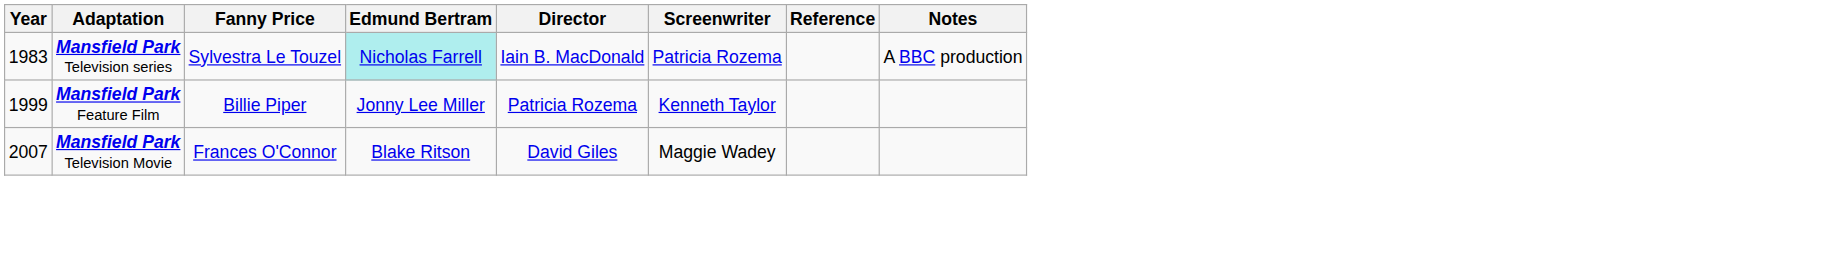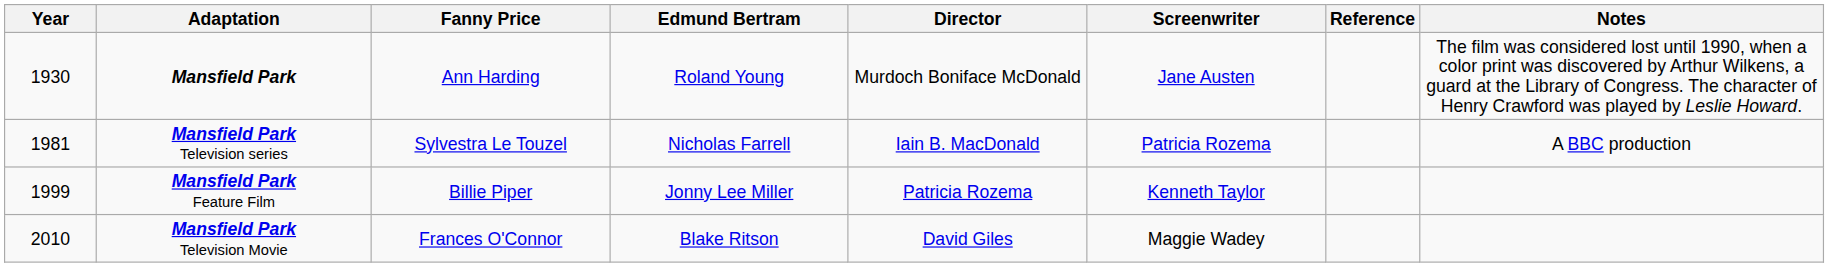+ row: (234, 76)
(28, 56) 1983 -> (50, 144) 1981
(421, 56) paleturquoise background -> (729, 144) no background
(28, 152) 2007 -> (50, 239) 2010
